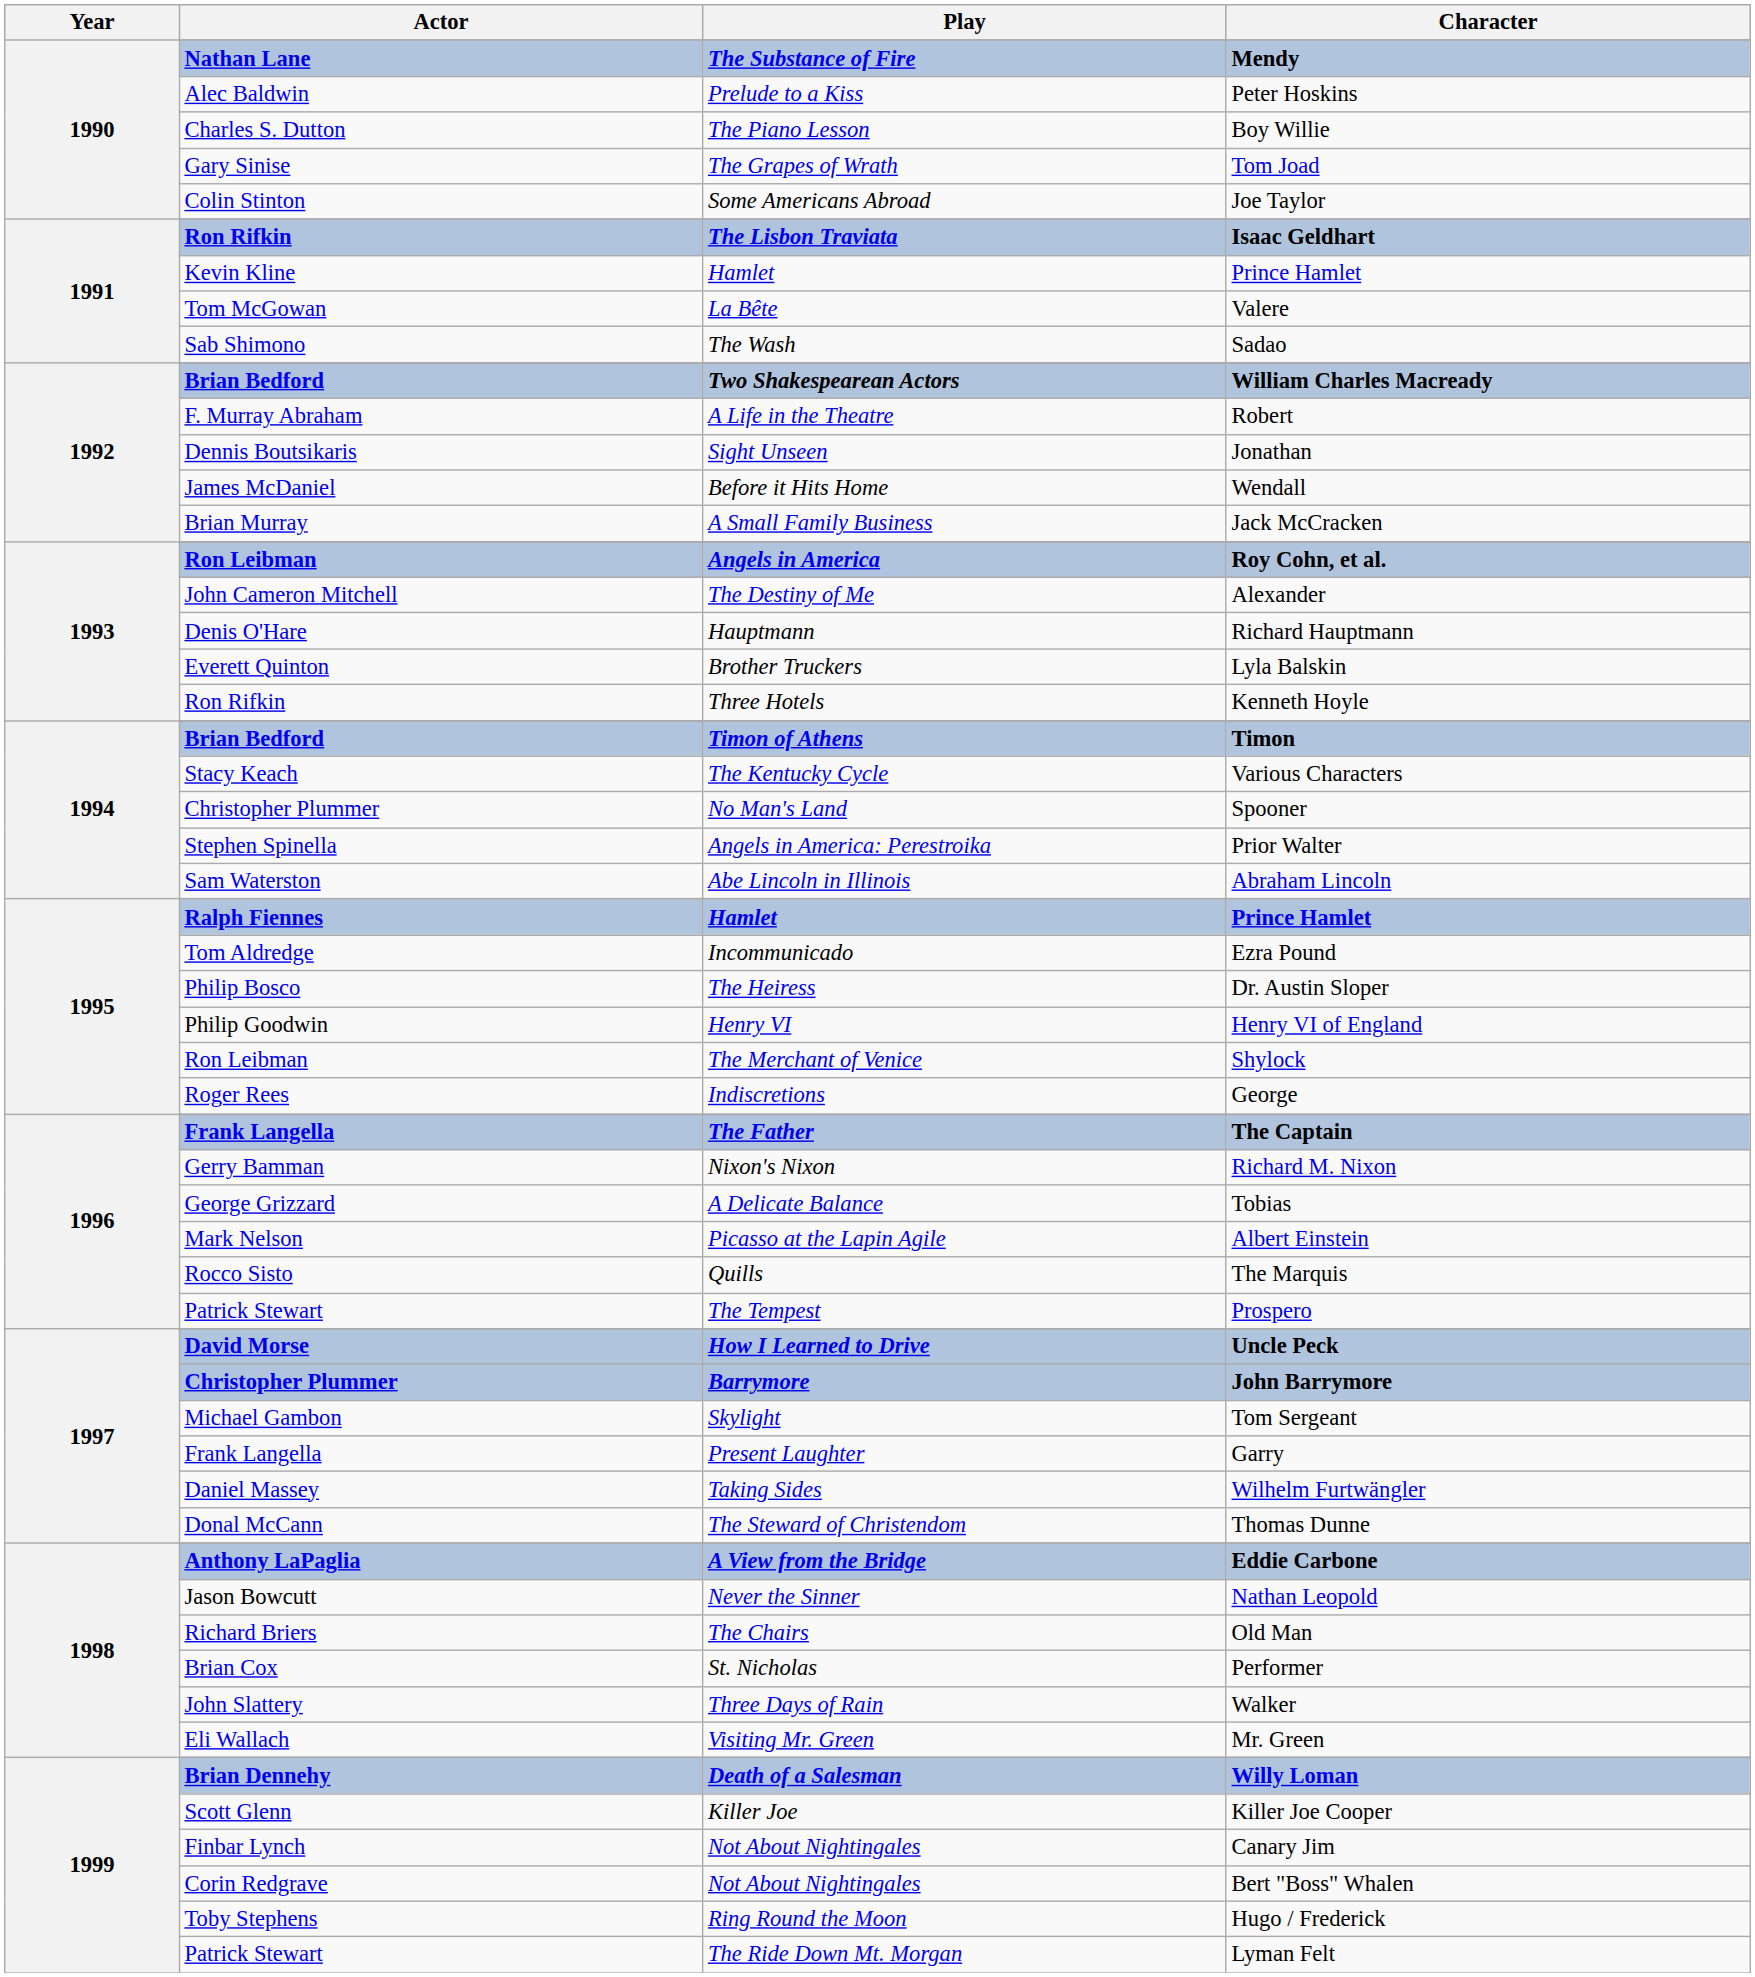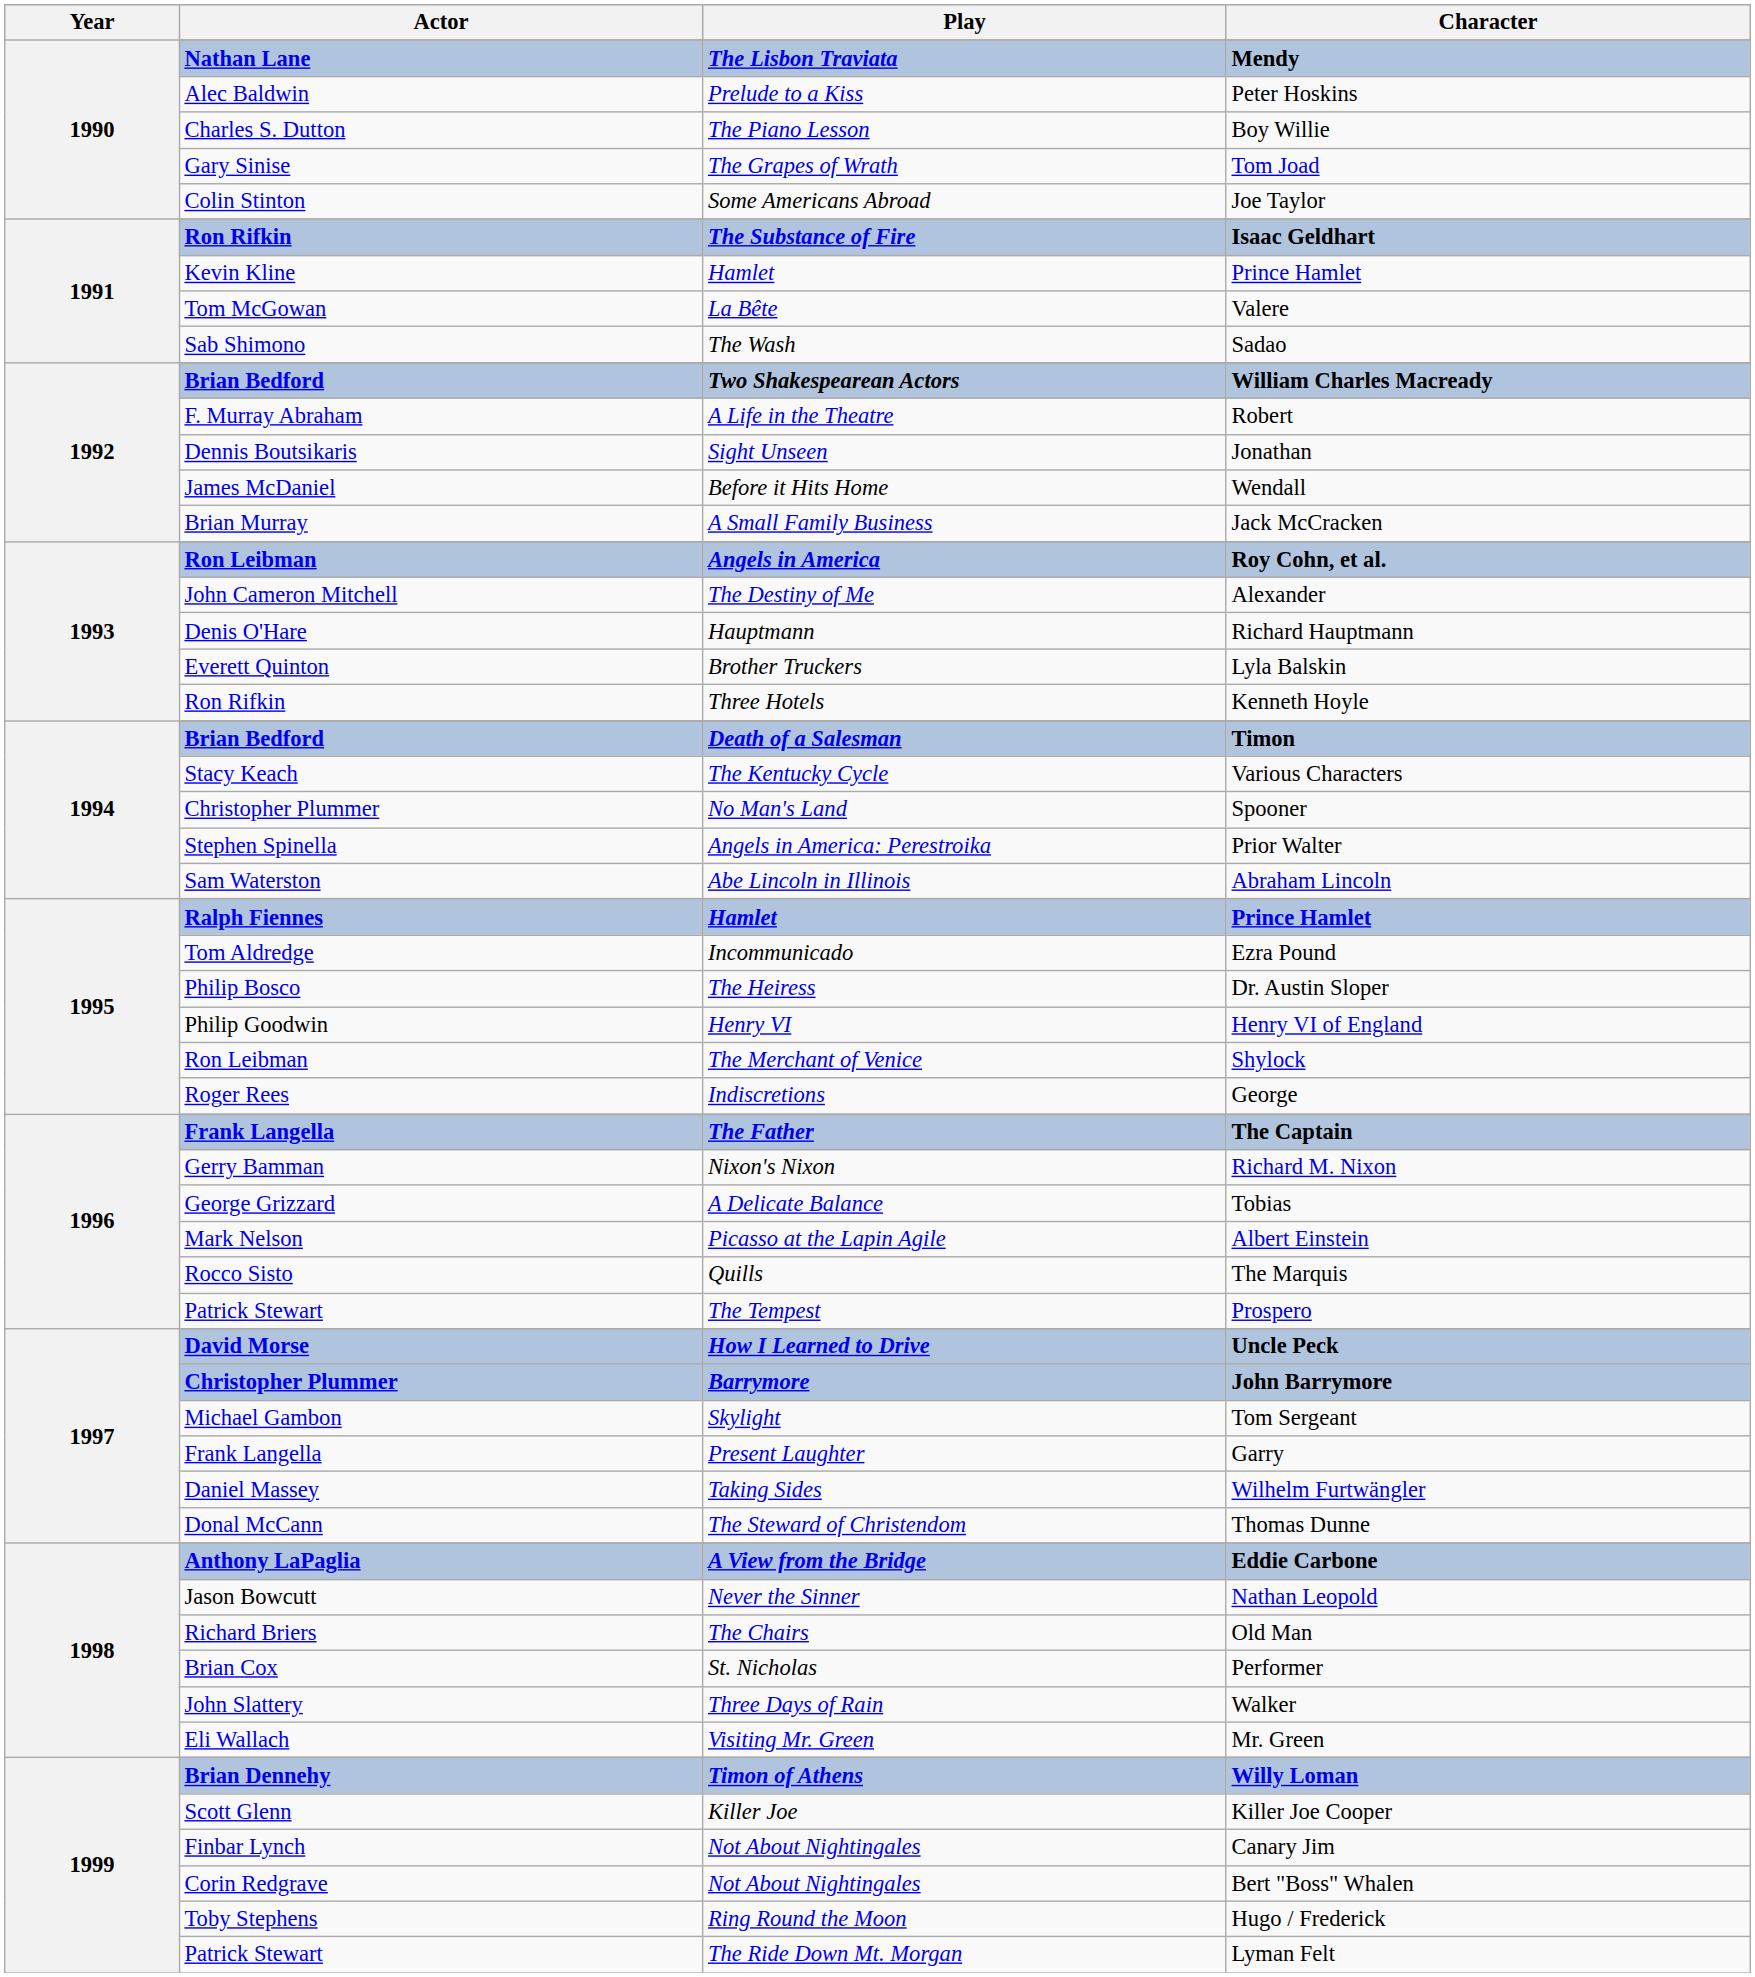(812, 58) The Substance of Fire -> (803, 58) The Lisbon Traviata
(803, 237) The Lisbon Traviata -> (812, 237) The Substance of Fire
(785, 737) Timon of Athens -> (805, 737) Death of a Salesman
(805, 1775) Death of a Salesman -> (785, 1775) Timon of Athens
